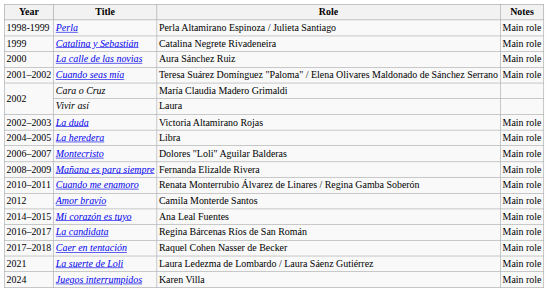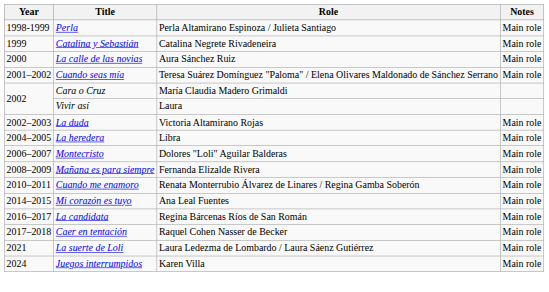- row: (81, 201)
